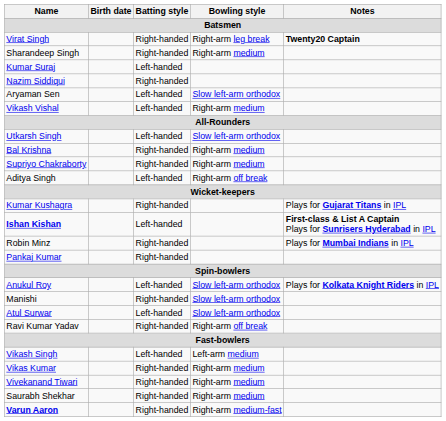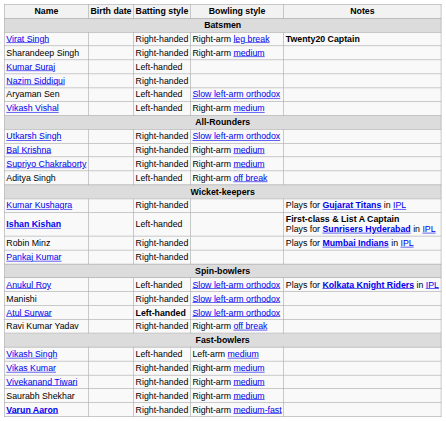(159, 137) Left-handed -> (162, 137) Right-handed
(159, 313) normal -> (161, 313) bold
